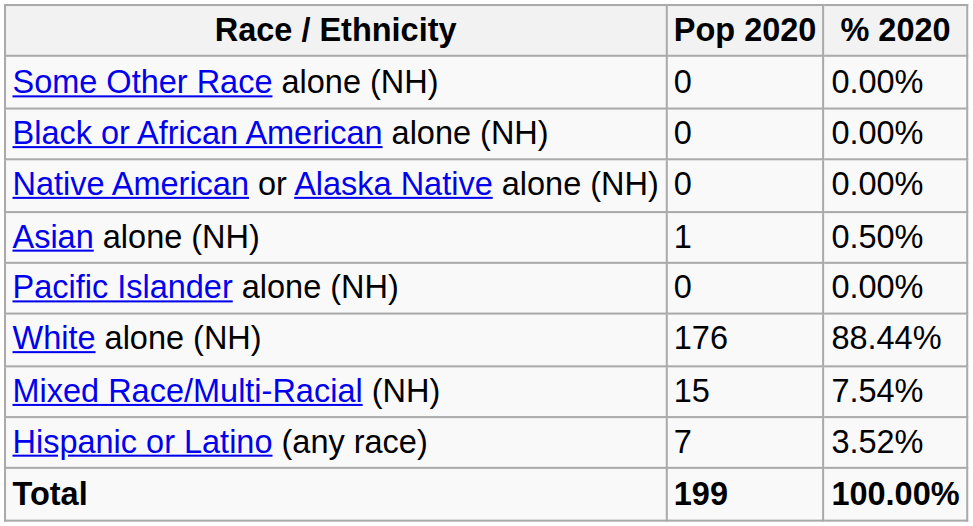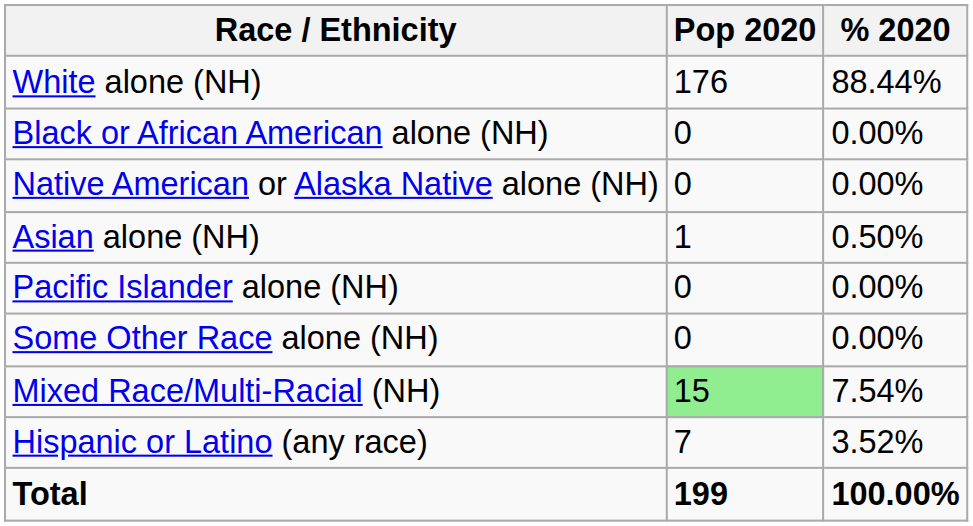rows swapped: (137, 339) <-> (226, 81)
(692, 390) no background -> (692, 390) lightgreen background
